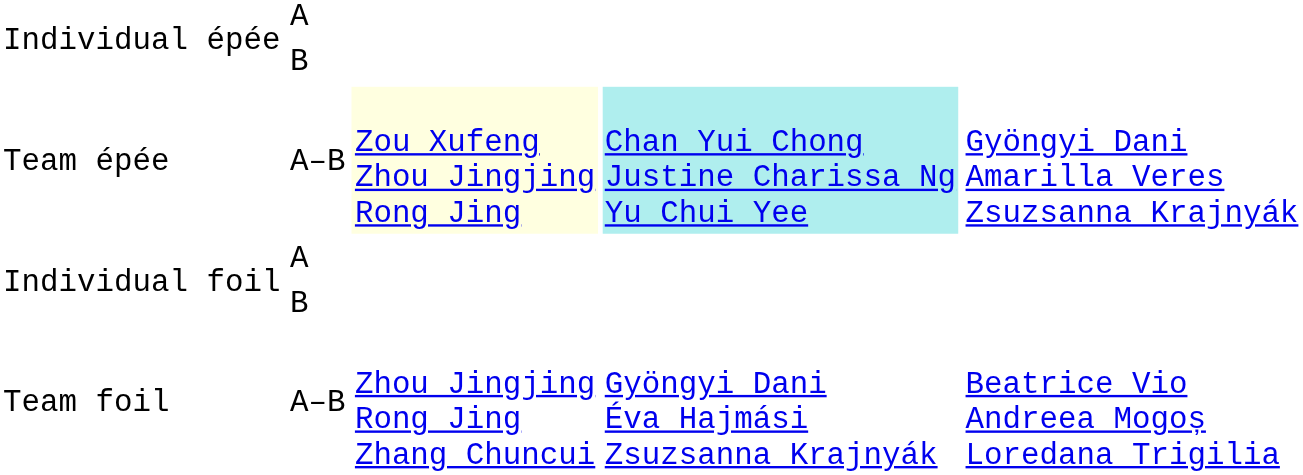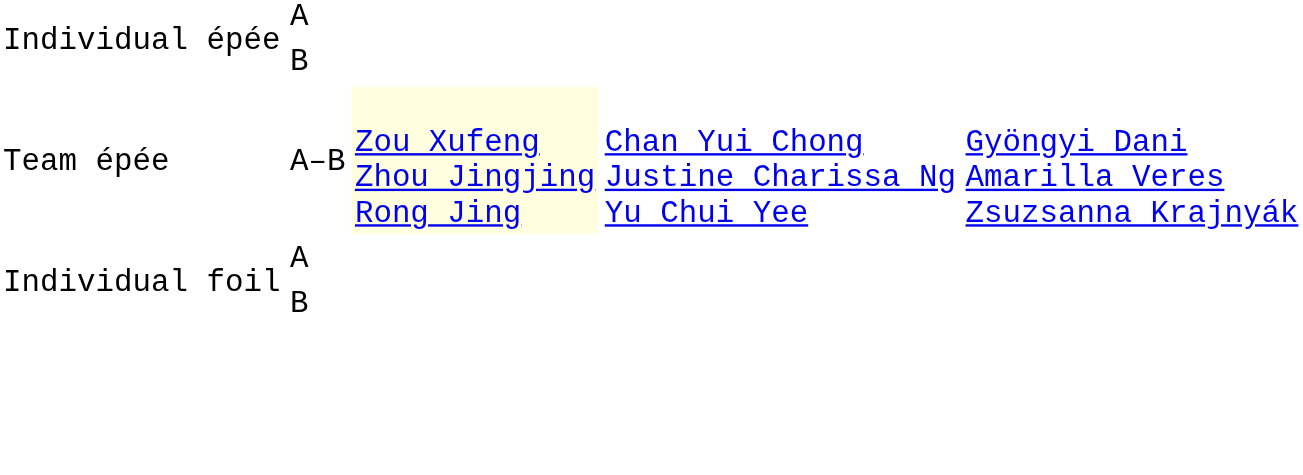(780, 178) paleturquoise background -> (780, 178) no background
- row: (86, 402)
